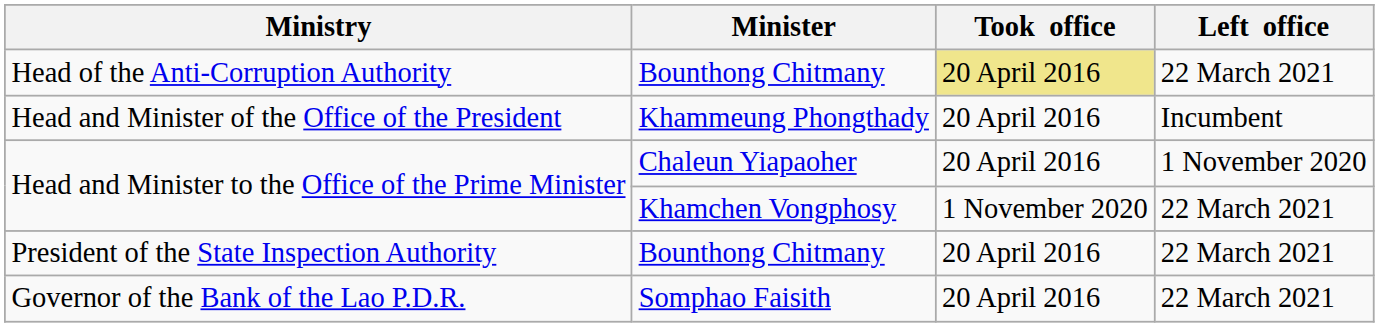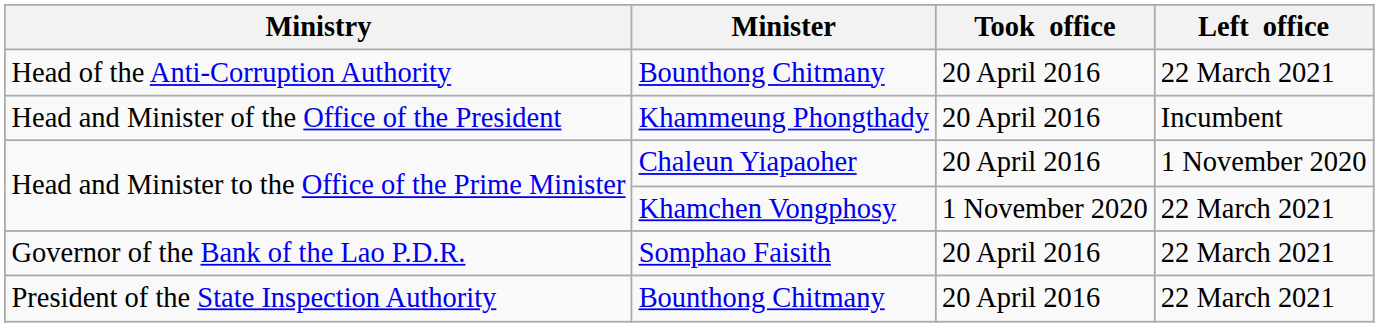(1021, 72) khaki background -> (1021, 72) no background
rows swapped: (238, 298) <-> (254, 252)
